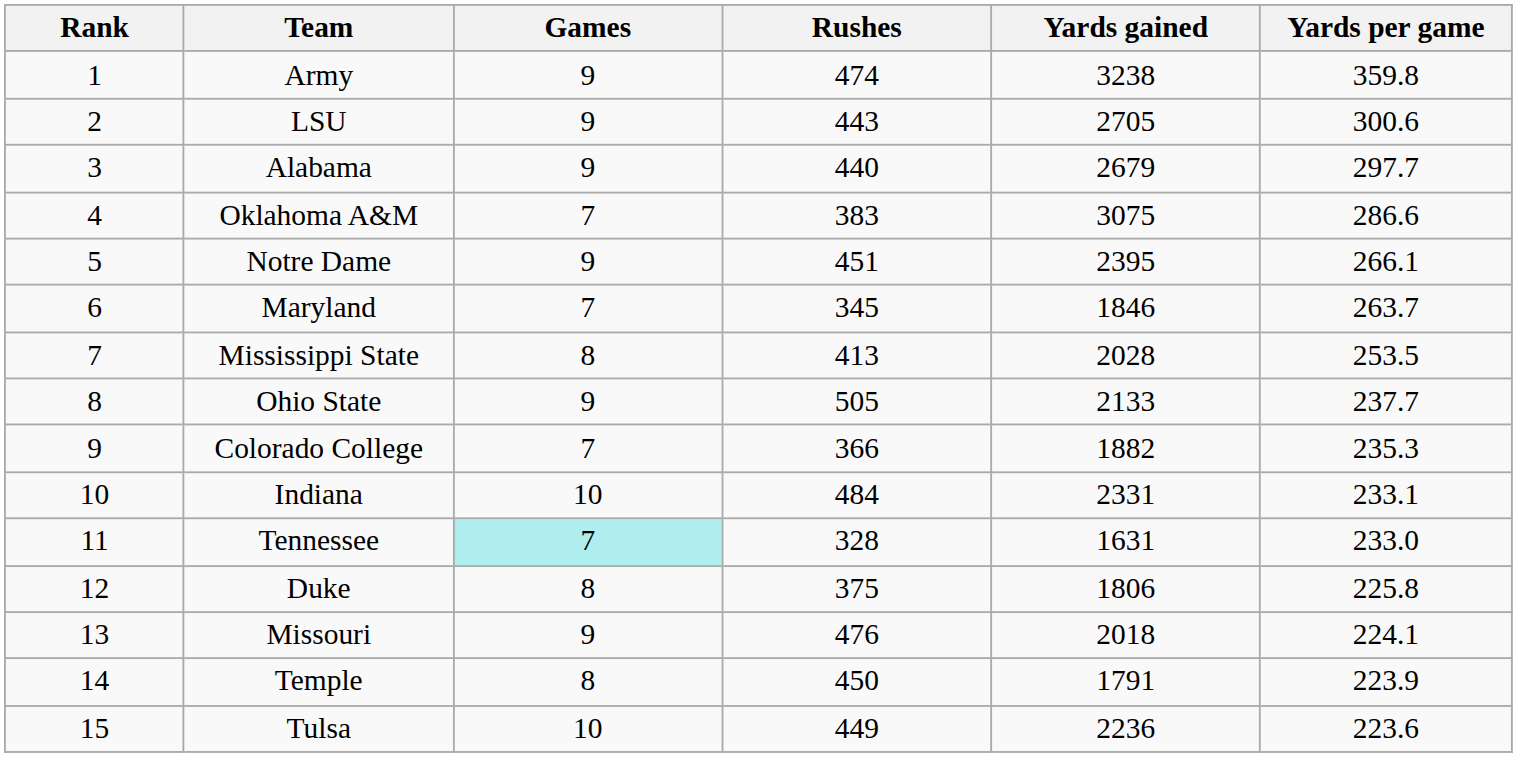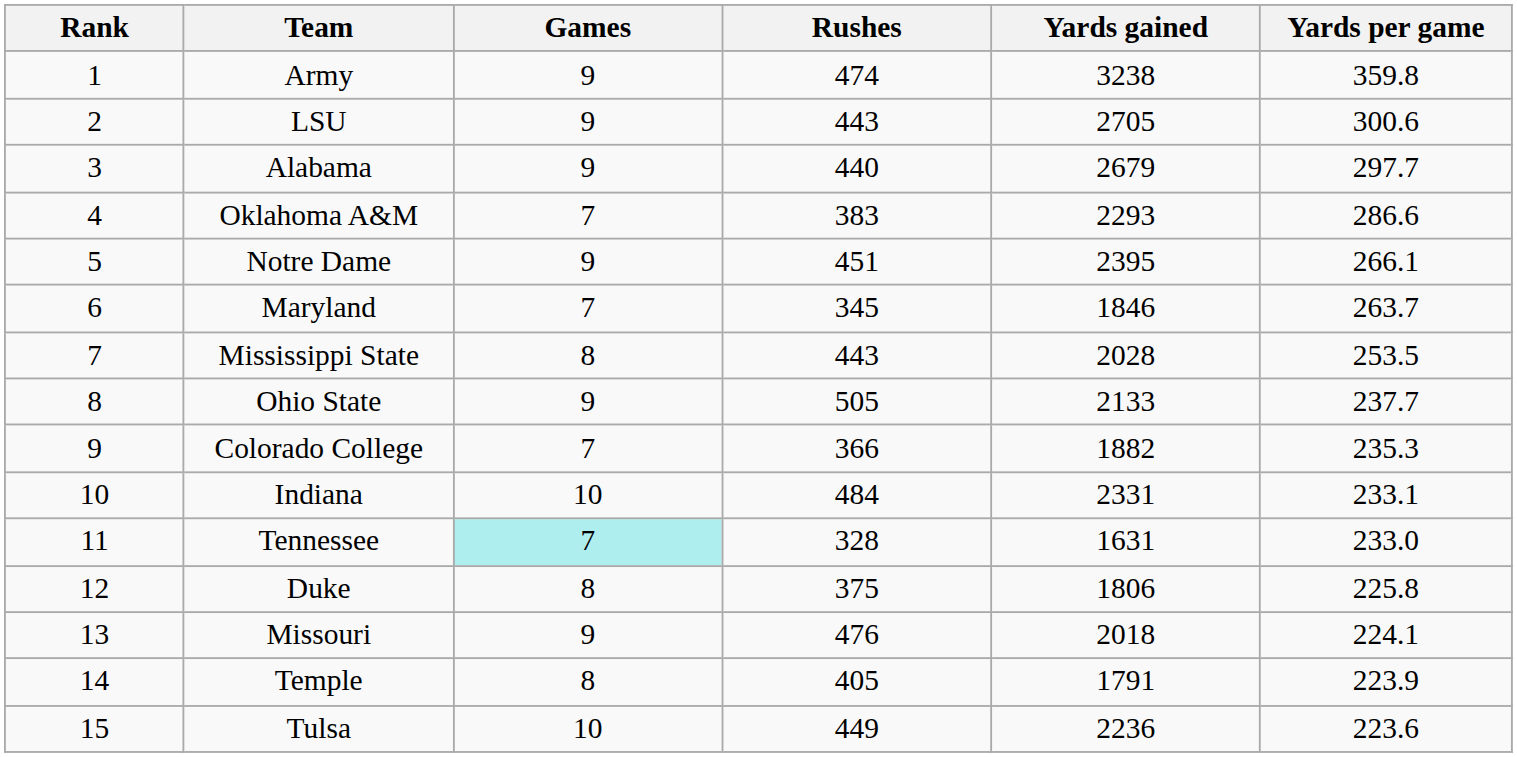(1126, 214) 3075 -> (1126, 214) 2293
(857, 354) 413 -> (857, 354) 443
(857, 681) 450 -> (857, 681) 405
